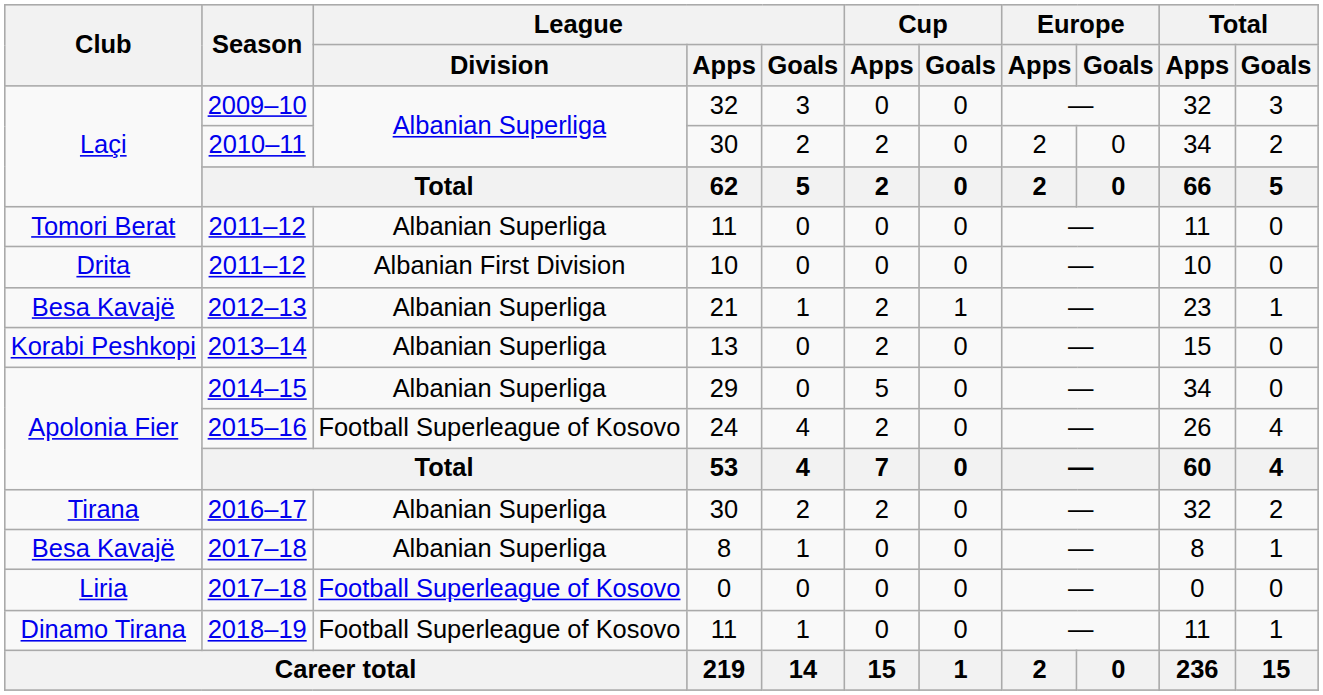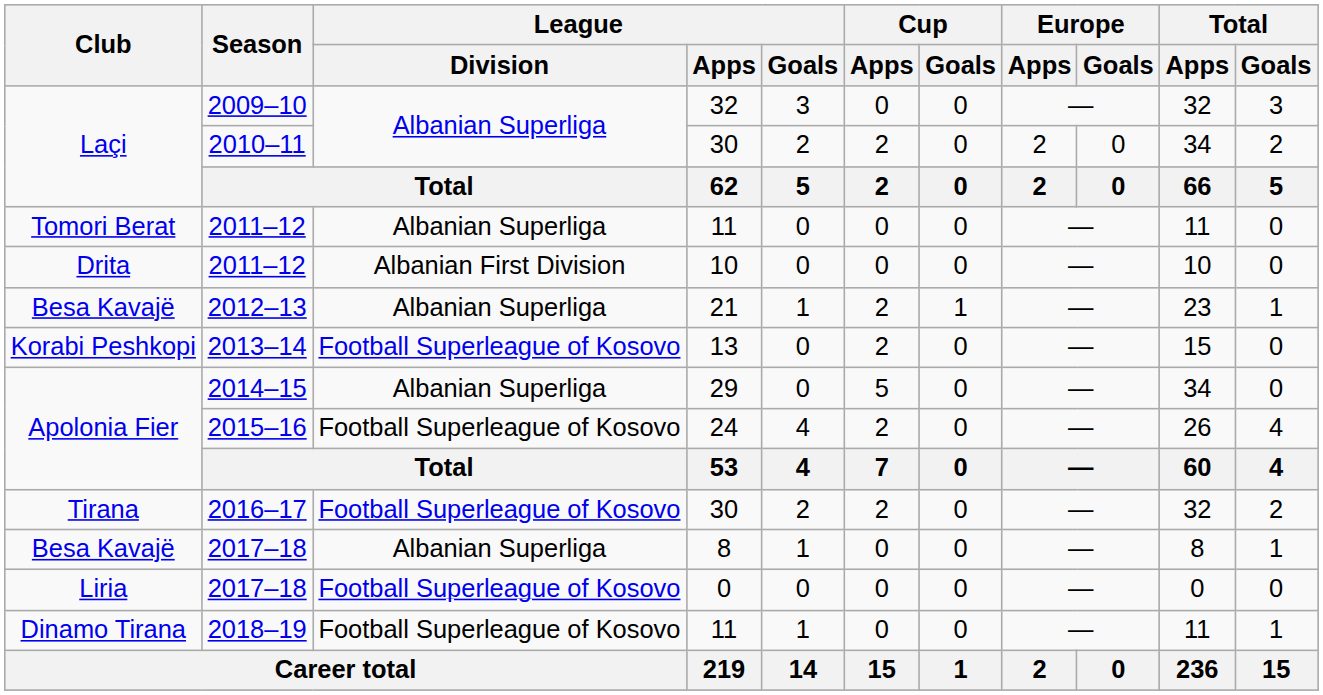(499, 347) Albanian Superliga -> (499, 347) Football Superleague of Kosovo
(499, 508) Albanian Superliga -> (499, 508) Football Superleague of Kosovo
